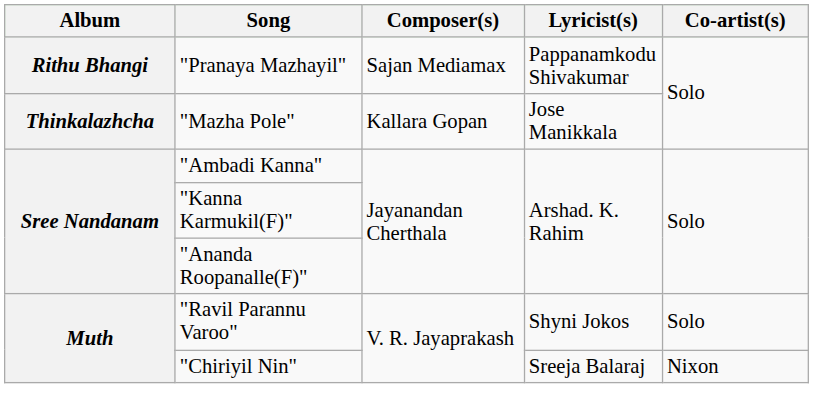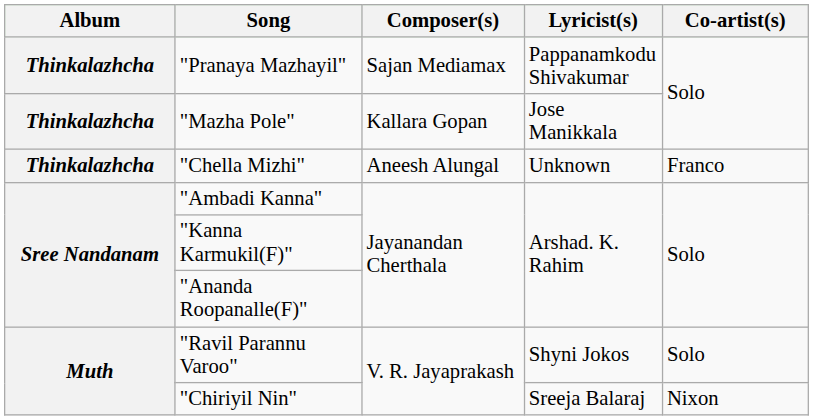(90, 65) Rithu Bhangi -> (90, 65) Thinkalazhcha
+ row: (242, 165)
